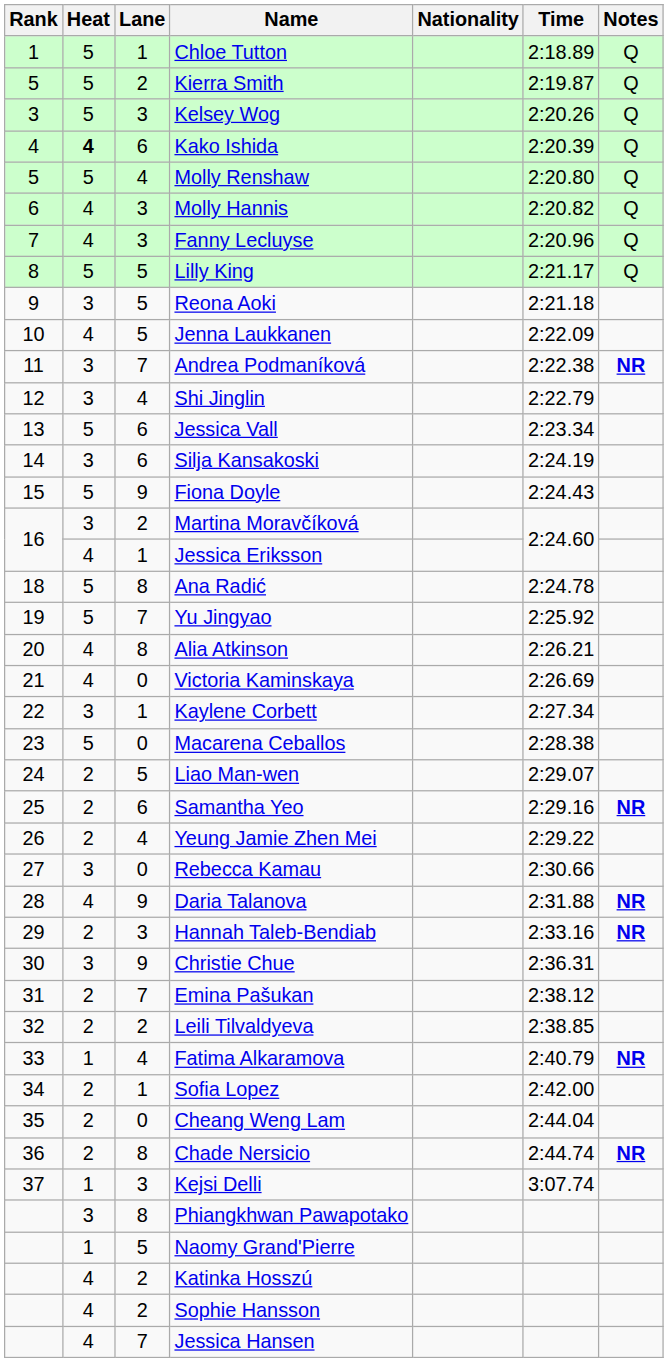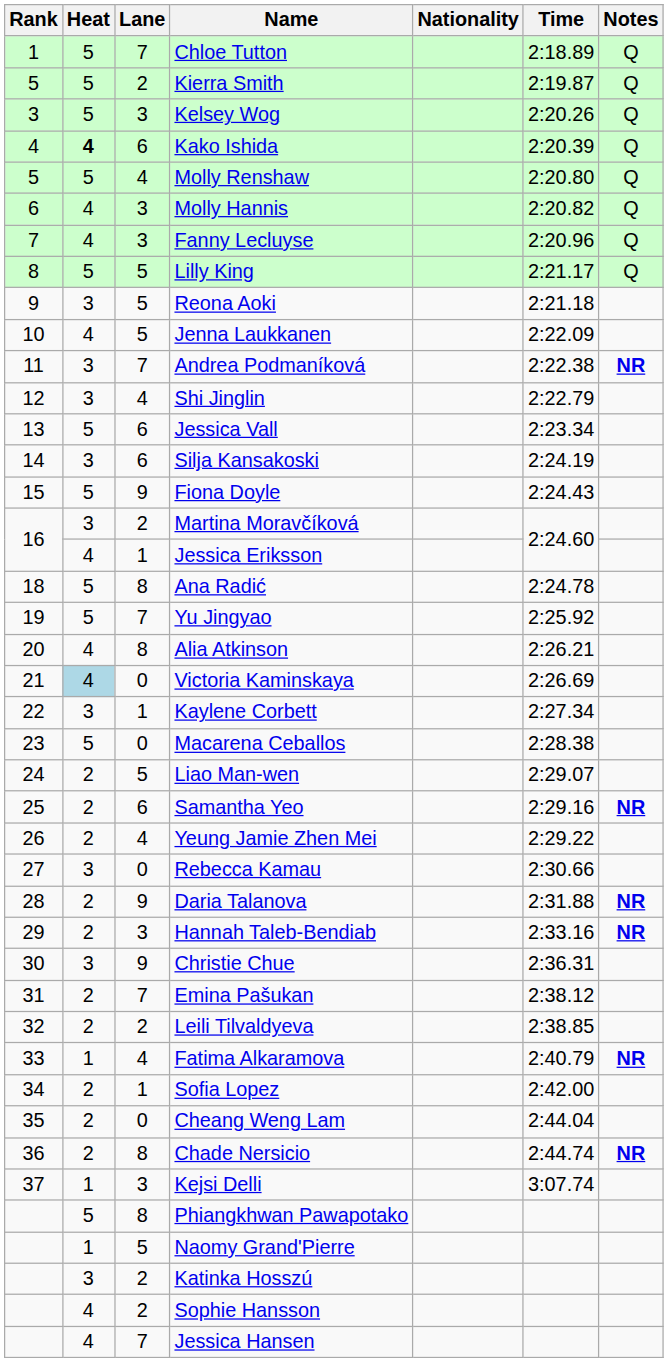(142, 51) 1 -> (142, 51) 7
(88, 680) no background -> (88, 680) lightblue background
(88, 901) 4 -> (88, 901) 2
(88, 1215) 3 -> (88, 1215) 5
(88, 1278) 4 -> (88, 1278) 3
